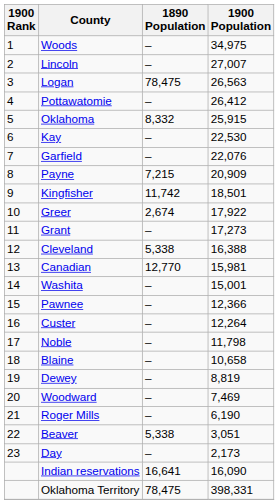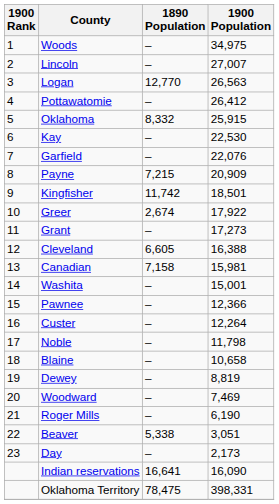(163, 82) 78,475 -> (163, 82) 12,770
(160, 249) 5,338 -> (160, 249) 6,605
(163, 267) 12,770 -> (160, 267) 7,158
